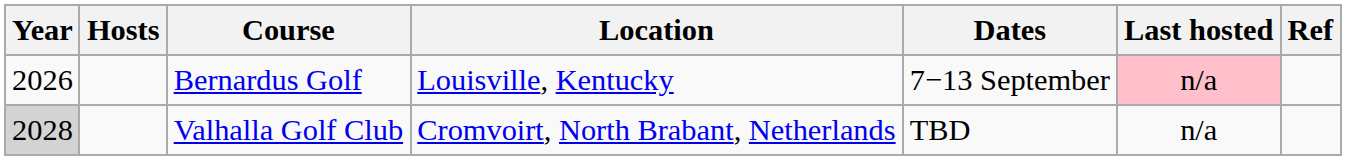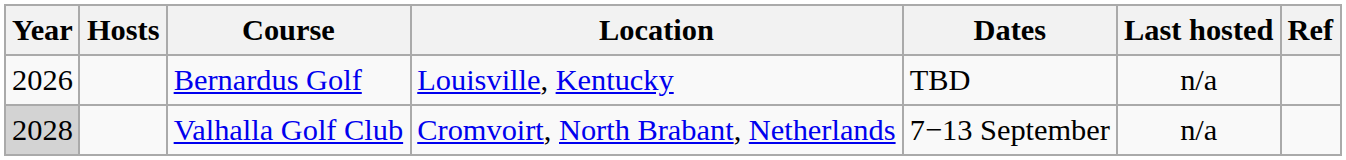(1010, 79) 7−13 September -> (940, 79) TBD
(1199, 79) pink background -> (1199, 79) no background
(940, 130) TBD -> (1010, 130) 7−13 September
